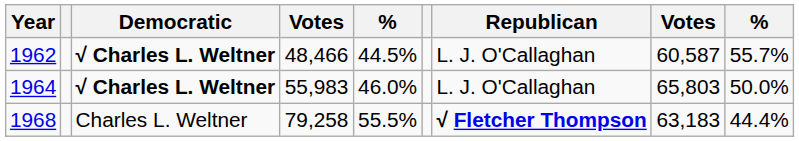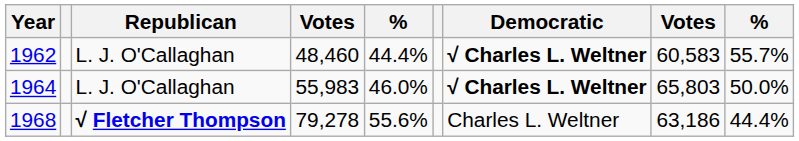columns swapped: (542, 21) <-> (175, 21)
(317, 54) 48,466 -> (327, 54) 48,460
(388, 54) 44.5% -> (398, 54) 44.4%
(688, 54) 60,587 -> (688, 54) 60,583
(317, 120) 79,258 -> (327, 120) 79,278
(388, 120) 55.5% -> (398, 120) 55.6%
(688, 120) 63,183 -> (688, 120) 63,186
